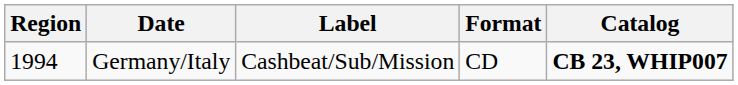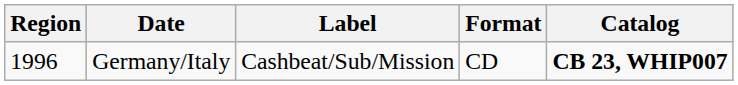(34, 60) 1994 -> (34, 60) 1996
